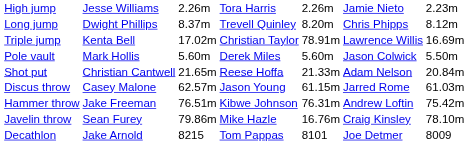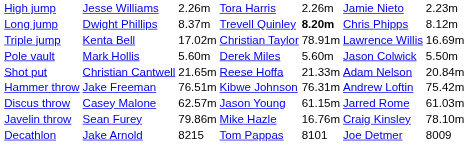(318, 24) normal -> (318, 24) bold
rows swapped: (37, 87) <-> (42, 103)
